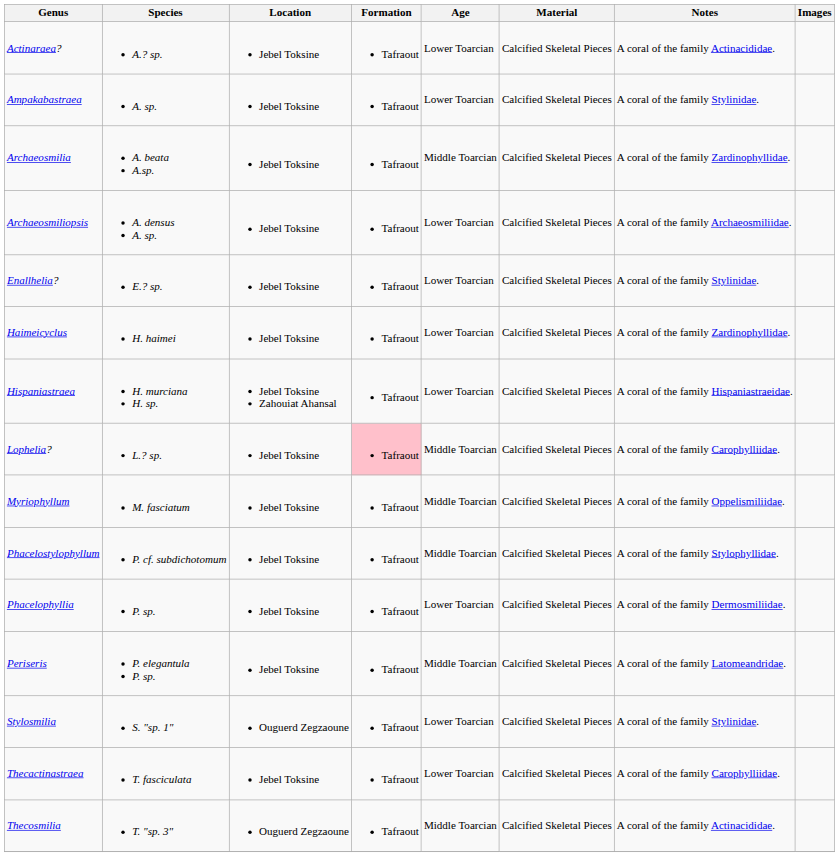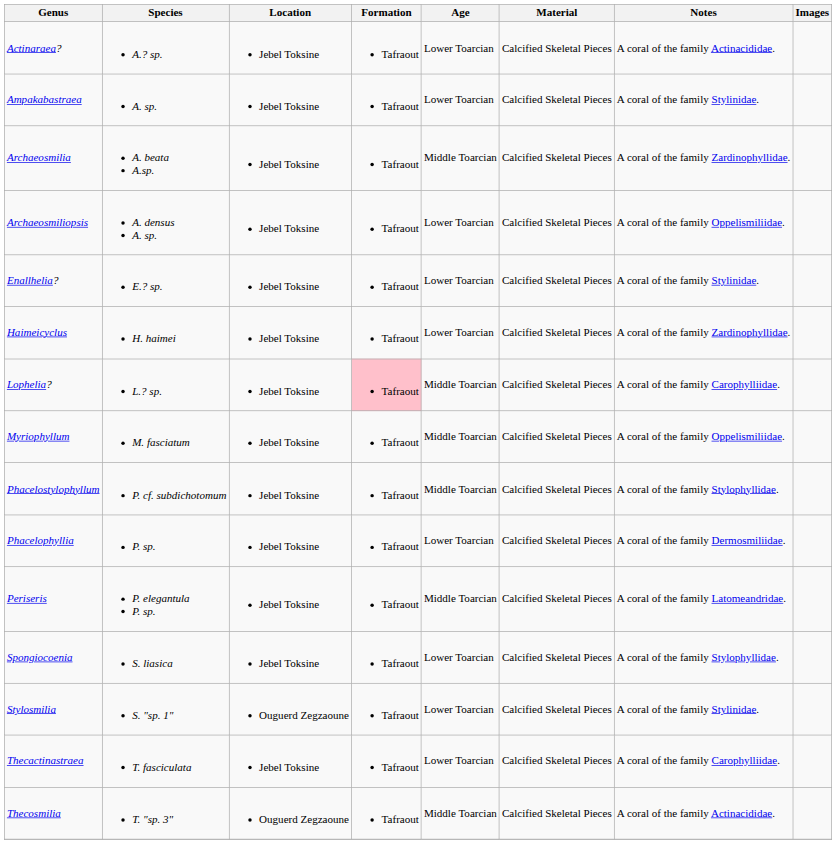(704, 222) A coral of the family Archaeosmiliidae. -> (701, 222) A coral of the family Oppelismiliidae.
- row: (41, 391)
+ row: (40, 657)
